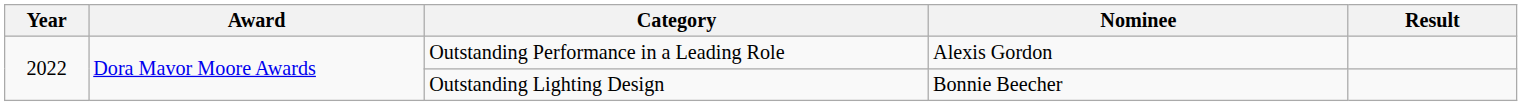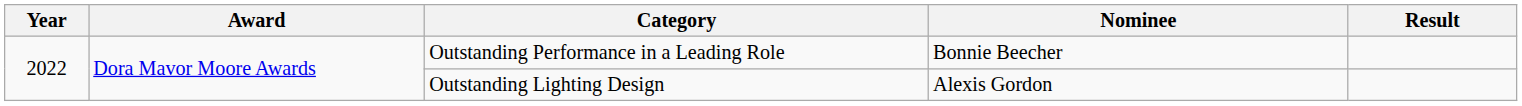(993, 52) Alexis Gordon -> (998, 52) Bonnie Beecher
(998, 84) Bonnie Beecher -> (993, 84) Alexis Gordon
